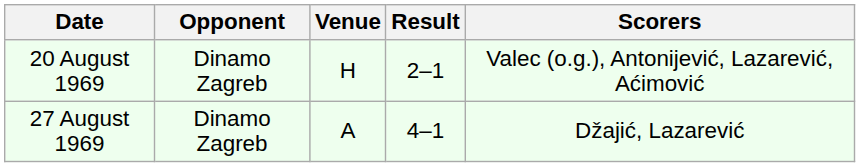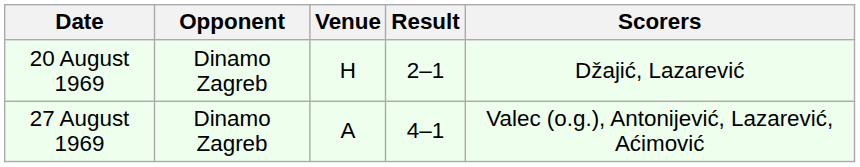(660, 70) Valec (o.g.), Antonijević, Lazarević, Aćimović -> (660, 70) Džajić, Lazarević
(660, 131) Džajić, Lazarević -> (660, 131) Valec (o.g.), Antonijević, Lazarević, Aćimović
